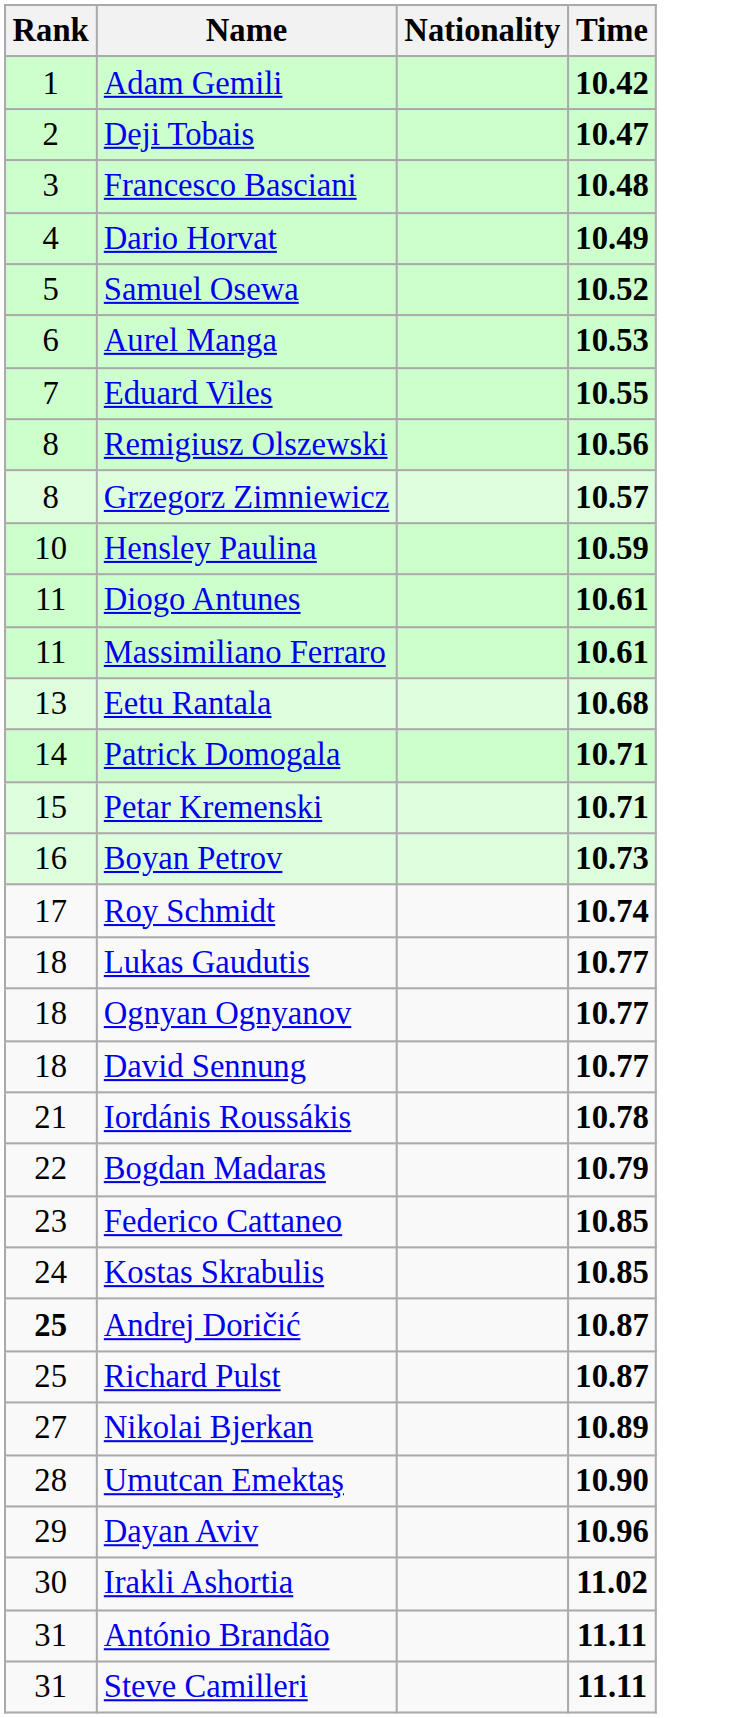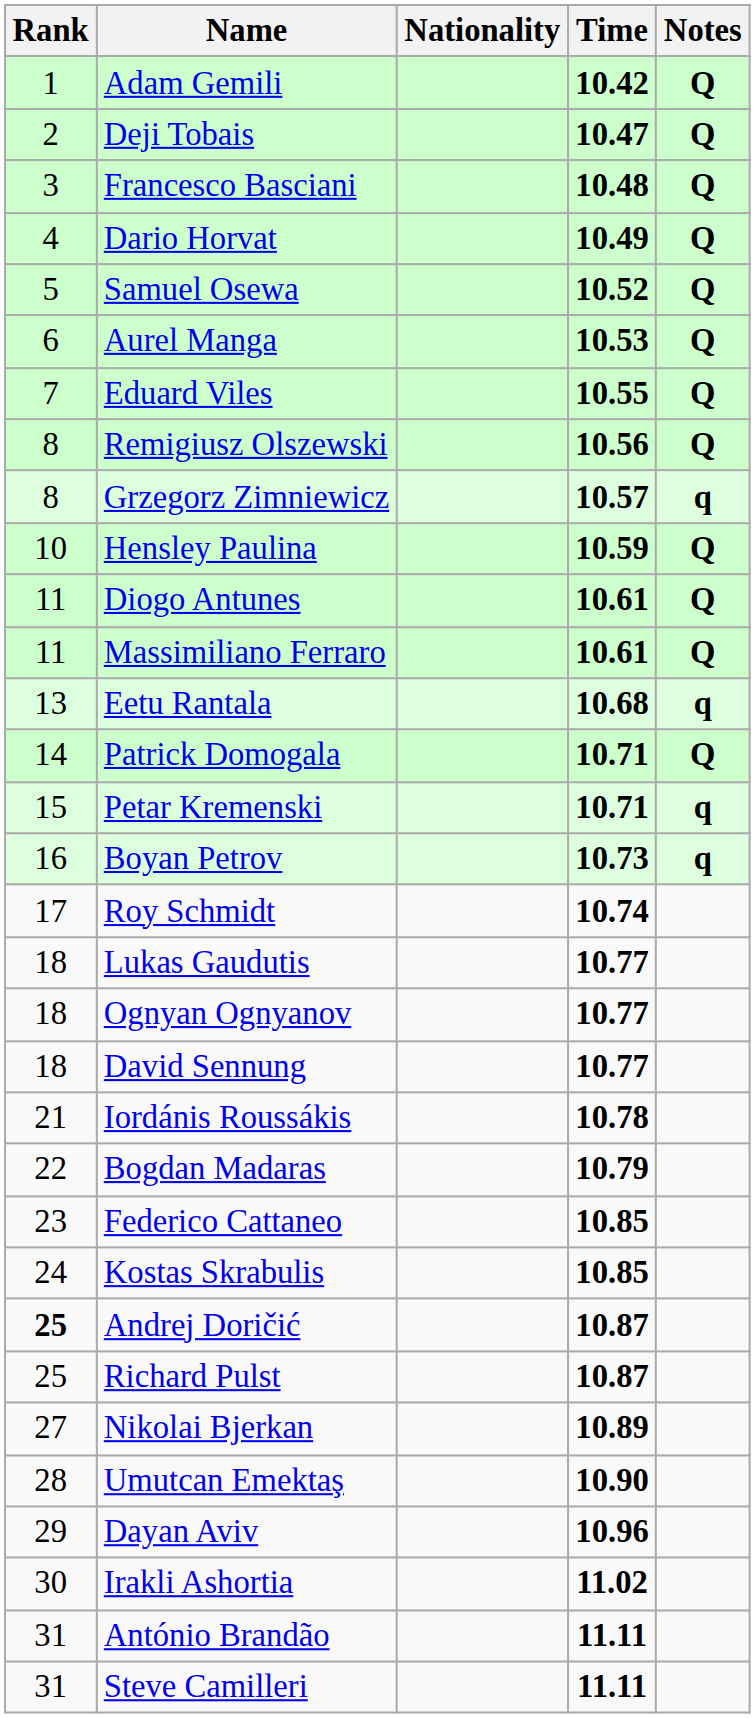+ column: (703, 30)
